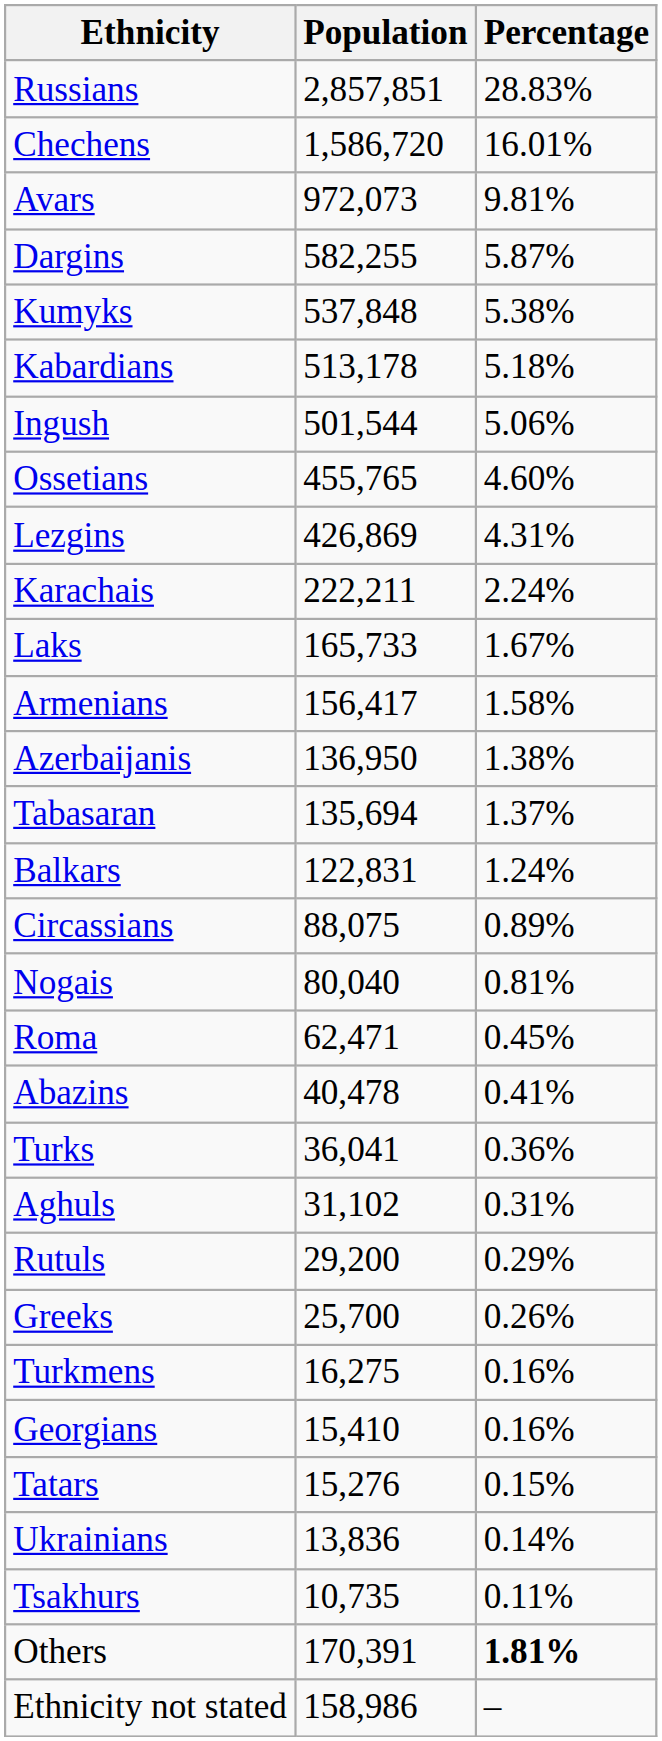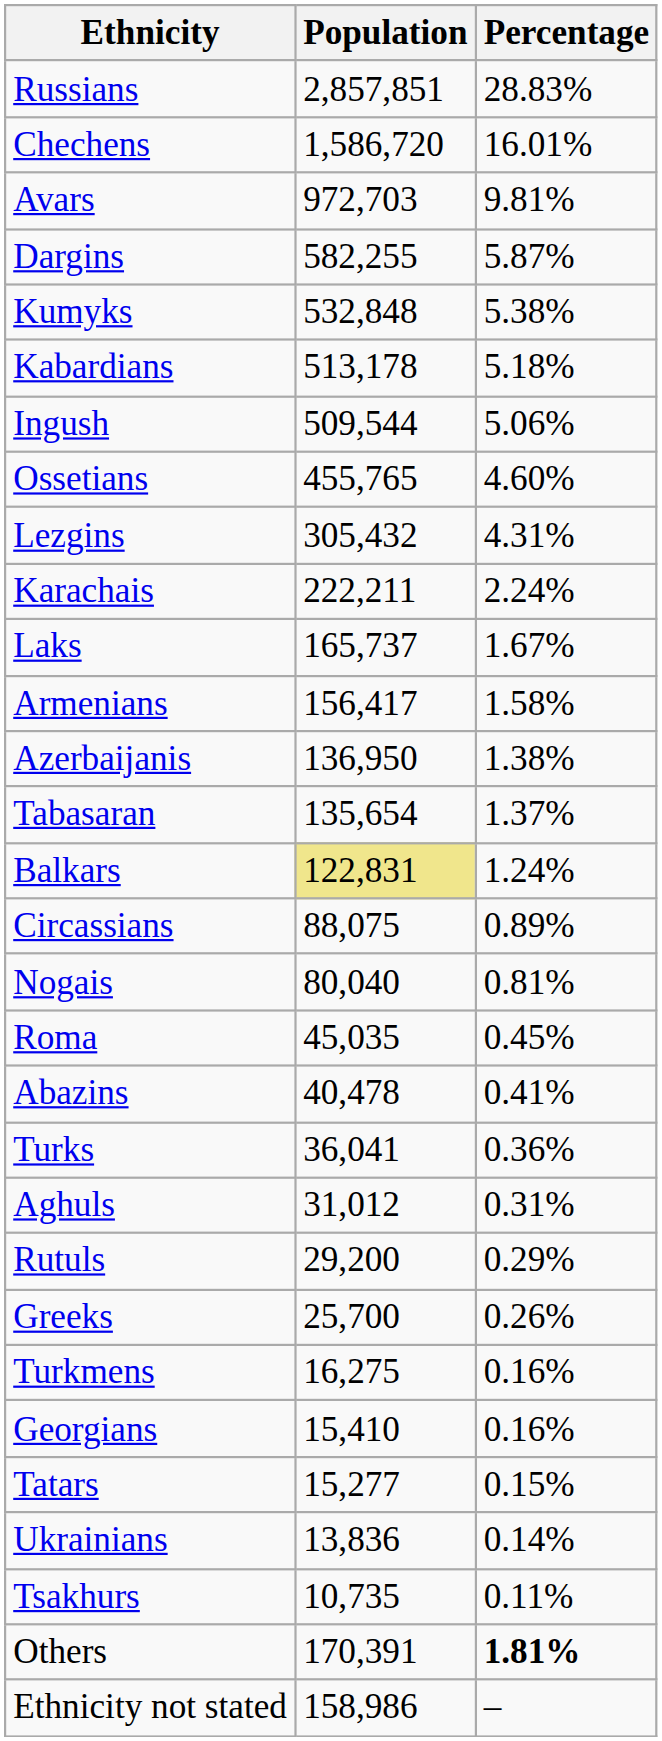(360, 199) 972,073 -> (360, 199) 972,703
(360, 311) 537,848 -> (360, 311) 532,848
(360, 423) 501,544 -> (360, 423) 509,544
(360, 534) 426,869 -> (360, 534) 305,432
(360, 646) 165,733 -> (360, 646) 165,737
(360, 813) 135,694 -> (360, 813) 135,654
(360, 869) no background -> (360, 869) khaki background
(352, 1037) 62,471 -> (352, 1037) 45,035
(352, 1204) 31,102 -> (352, 1204) 31,012
(352, 1483) 15,276 -> (352, 1483) 15,277
